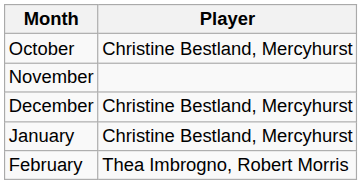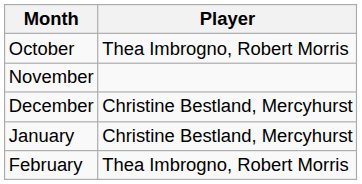(227, 48) Christine Bestland, Mercyhurst -> (225, 48) Thea Imbrogno, Robert Morris
